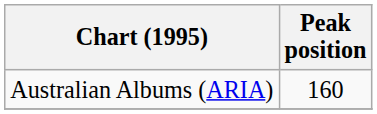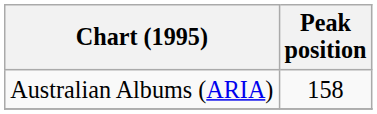(325, 89) 160 -> (325, 89) 158
